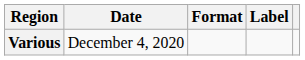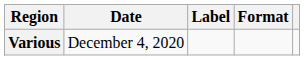columns swapped: (217, 17) <-> (269, 17)
